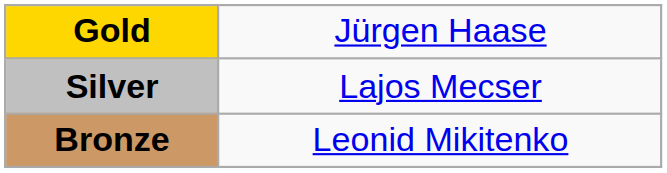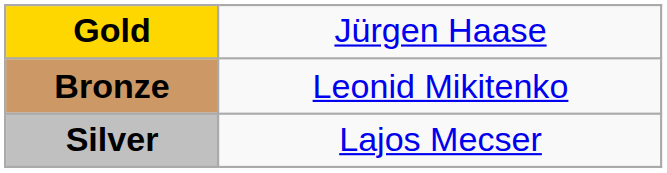rows swapped: (112, 85) <-> (112, 139)
